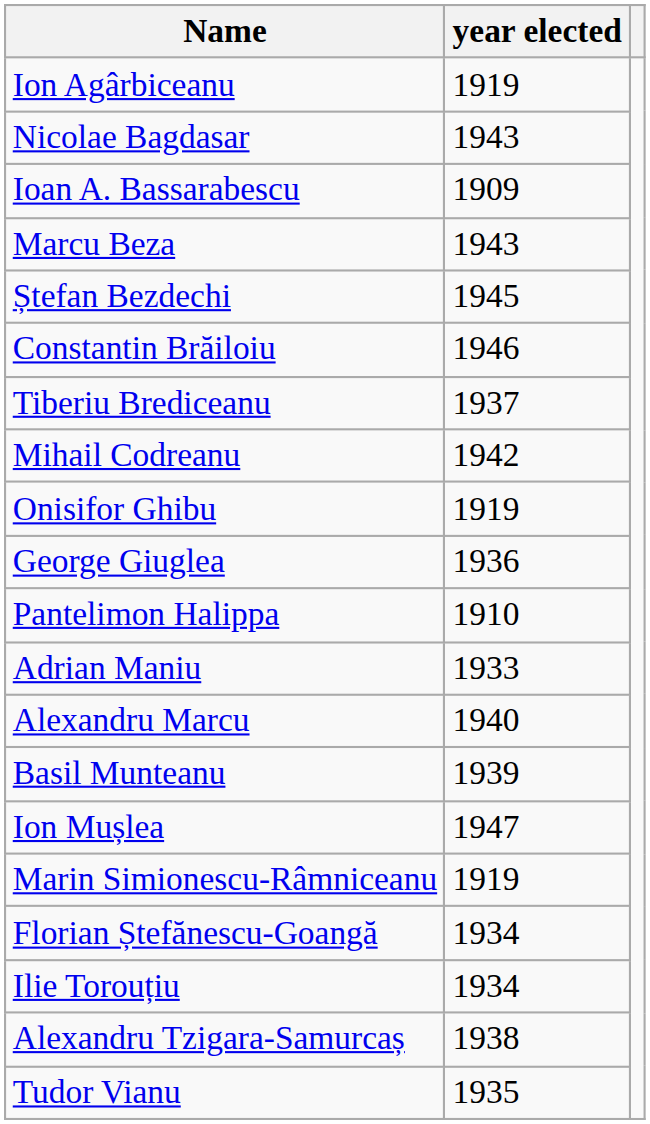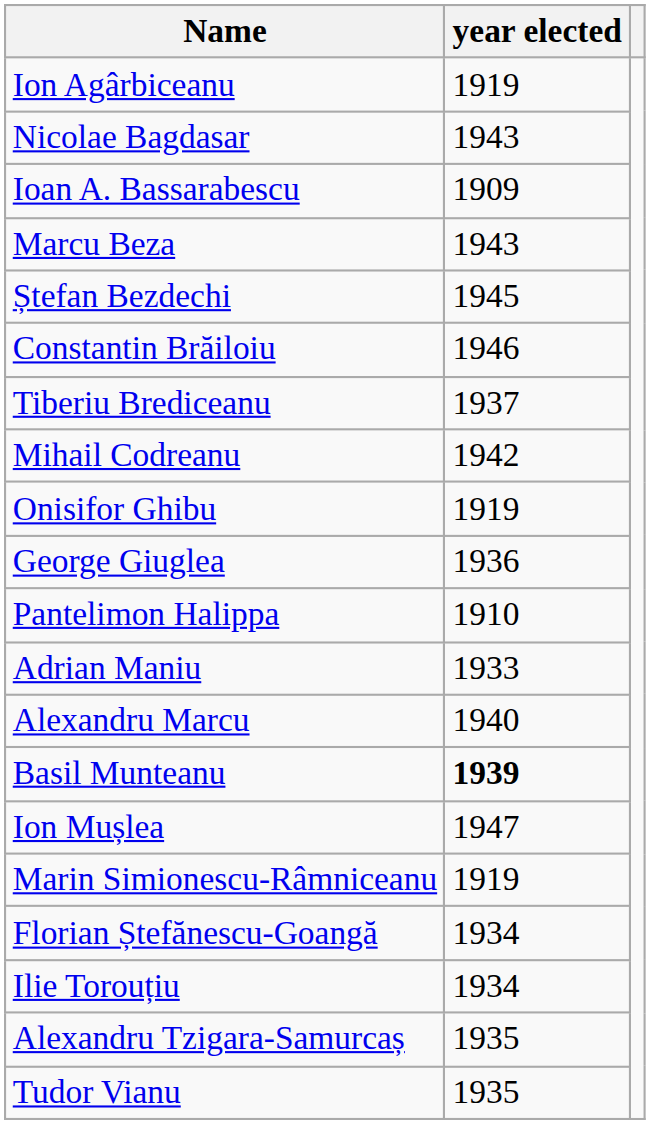(486, 773) normal -> (486, 773) bold
(486, 1038) 1938 -> (486, 1038) 1935
